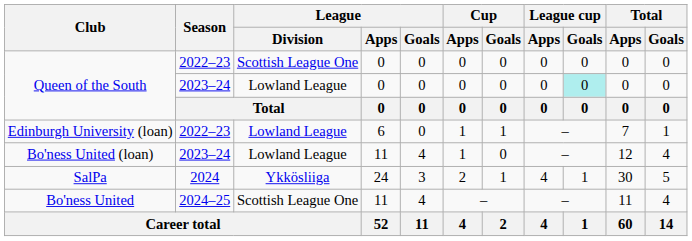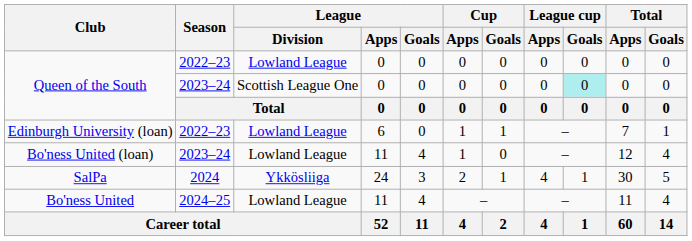(298, 62) Scottish League One -> (298, 62) Lowland League
(298, 85) Lowland League -> (298, 85) Scottish League One
(298, 200) Scottish League One -> (298, 200) Lowland League
